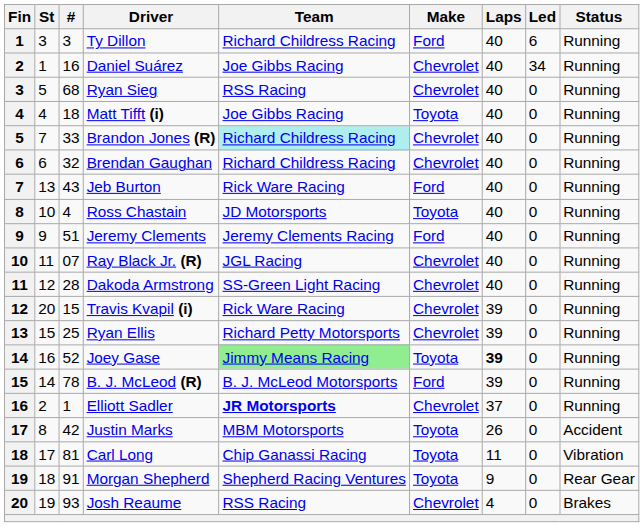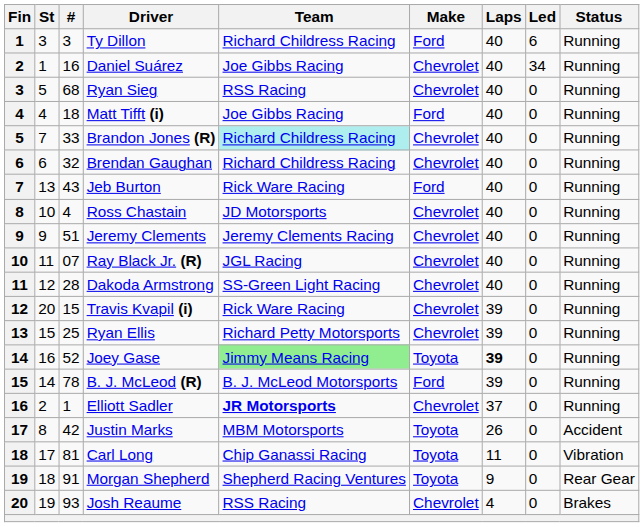(436, 114) Toyota -> (429, 114) Ford
(436, 211) Toyota -> (446, 211) Chevrolet
(429, 236) Ford -> (446, 236) Chevrolet
